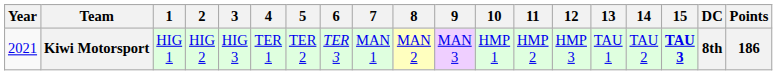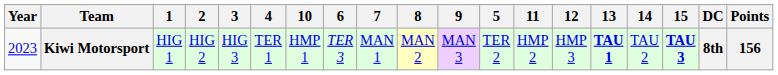columns swapped: (303, 16) <-> (494, 16)
(23, 48) 2021 -> (23, 48) 2023
(608, 48) normal -> (609, 48) bold
(749, 48) 186 -> (750, 48) 156
